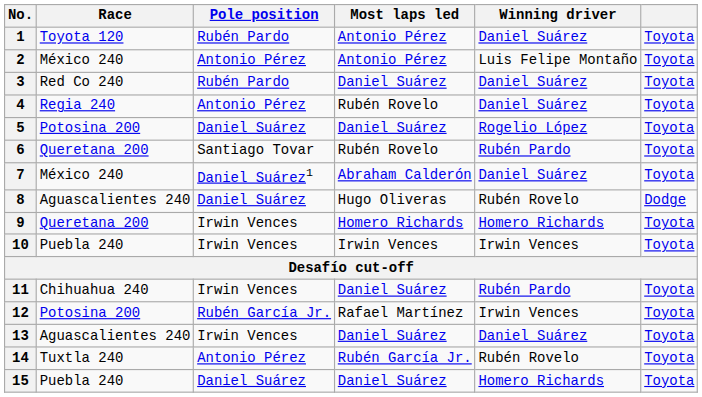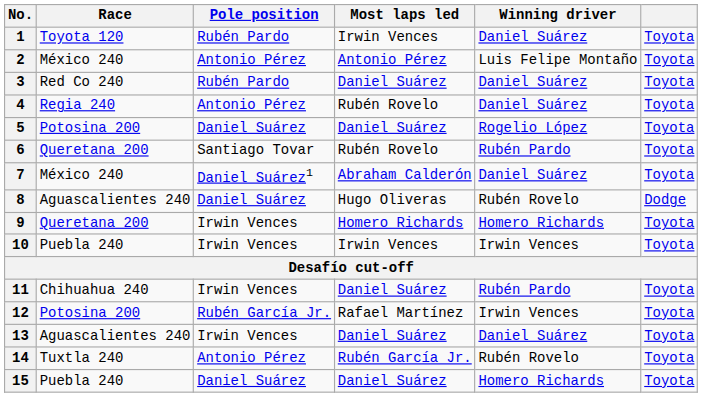(392, 39) Antonio Pérez -> (388, 39) Irwin Vences
